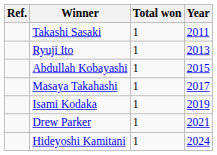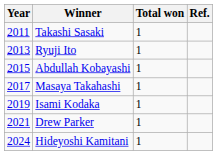columns swapped: (198, 13) <-> (17, 13)
